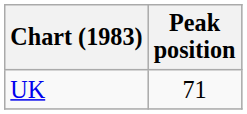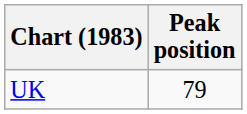(195, 89) 71 -> (195, 89) 79
